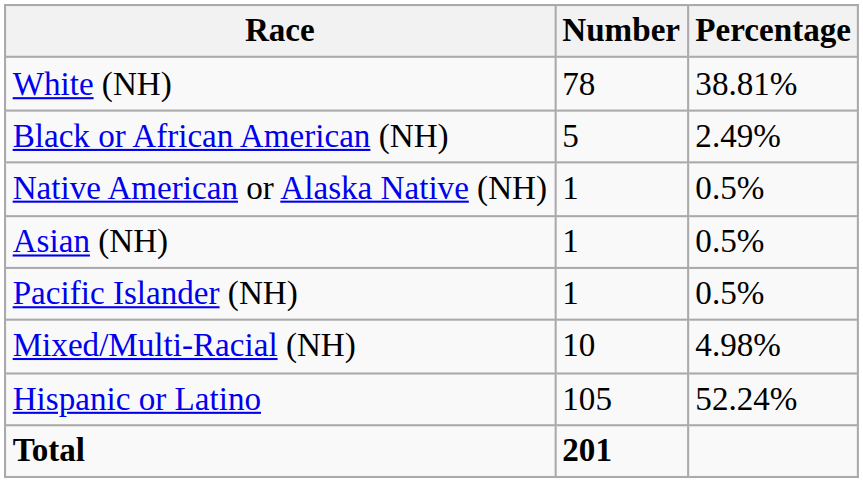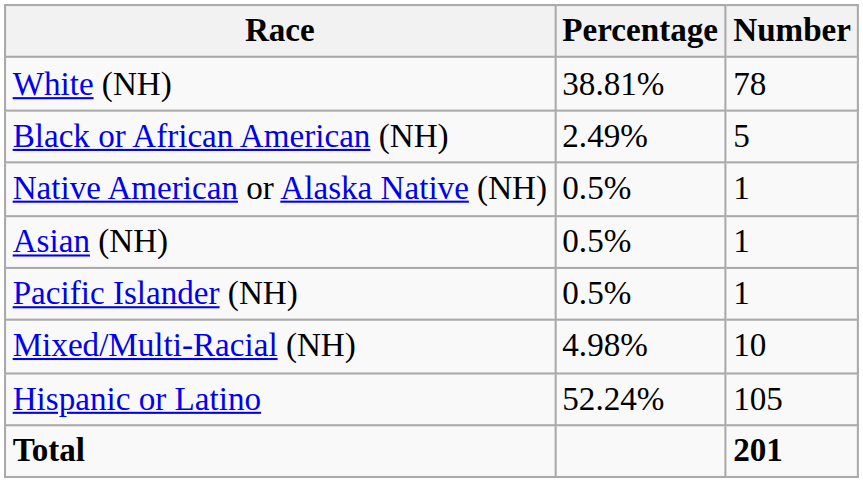columns swapped: (621, 30) <-> (773, 30)
